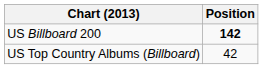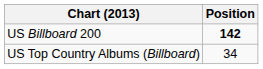(230, 53) 42 -> (230, 53) 34
